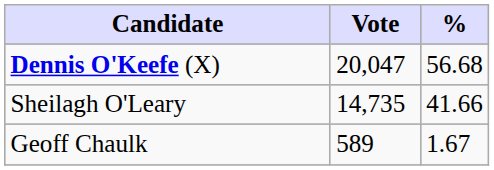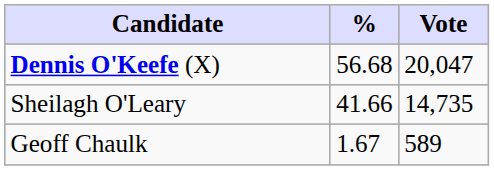columns swapped: (375, 24) <-> (454, 24)
